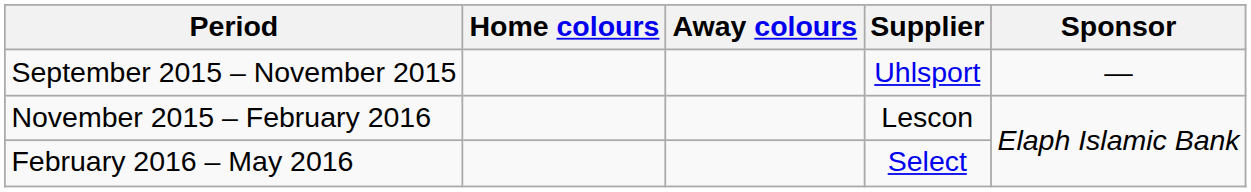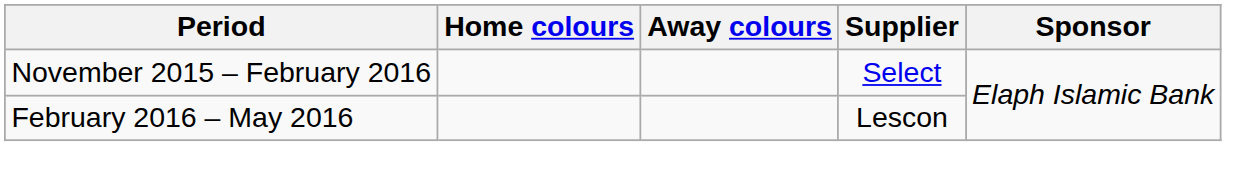- row: (234, 72)
(927, 117) Lescon -> (902, 72) Select
(927, 162) Select -> (902, 117) Lescon
